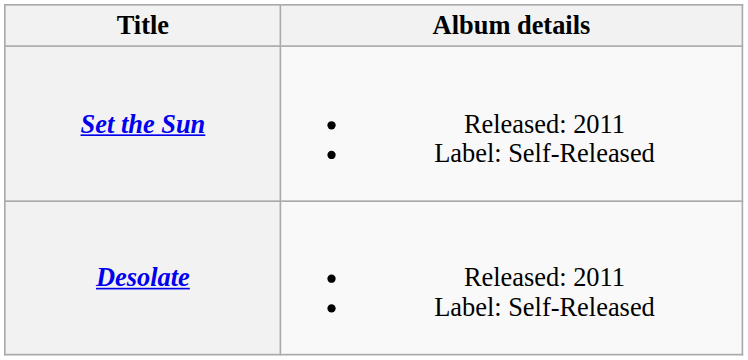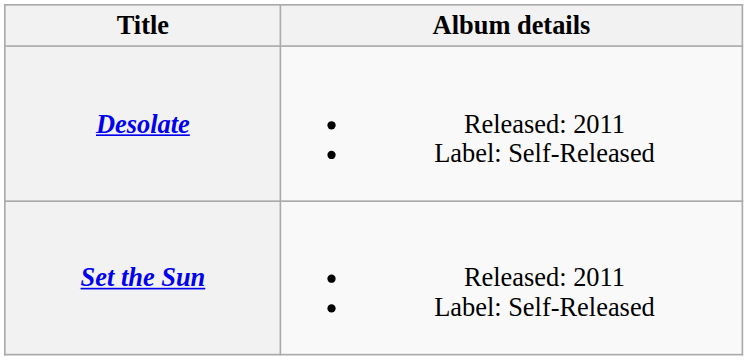rows swapped: (143, 123) <-> (143, 277)
